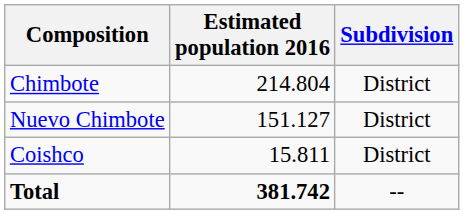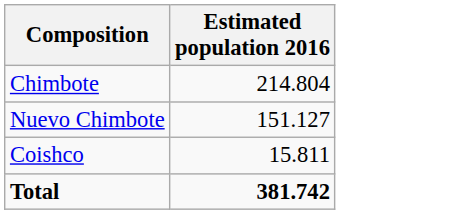- column: (397, 35)
